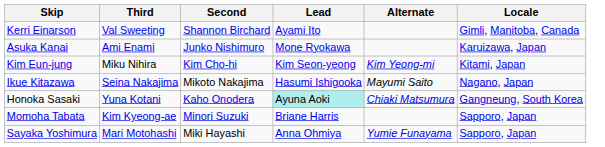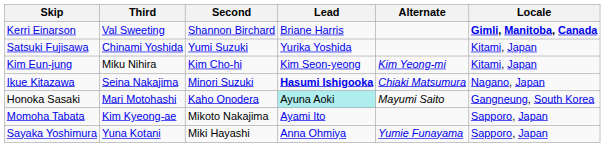(298, 30) Ayami Ito -> (312, 30) Briane Harris
(519, 30) normal -> (534, 30) bold
+ row: (48, 47)
- row: (37, 47)
(223, 82) Mikoto Nakajima -> (221, 82) Minori Suzuki
(319, 82) normal -> (327, 82) bold
(400, 82) Mayumi Saito -> (422, 82) Chiaki Matsumura
(131, 99) Yuna Kotani -> (139, 99) Mari Motohashi
(411, 99) Chiaki Matsumura -> (411, 99) Mayumi Saito
(216, 116) Minori Suzuki -> (228, 116) Mikoto Nakajima
(307, 116) Briane Harris -> (303, 116) Ayami Ito
(139, 133) Mari Motohashi -> (131, 133) Yuna Kotani
